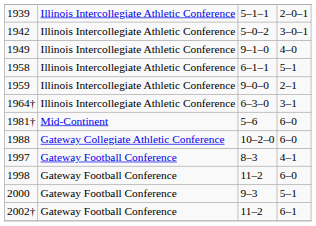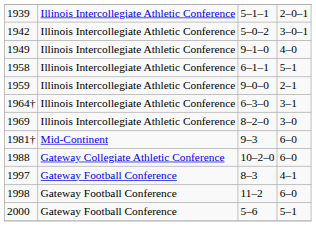+ row: (18, 121)
(249, 121) 5–6 -> (249, 139) 9–3
(249, 193) 9–3 -> (249, 211) 5–6
- row: (21, 211)
